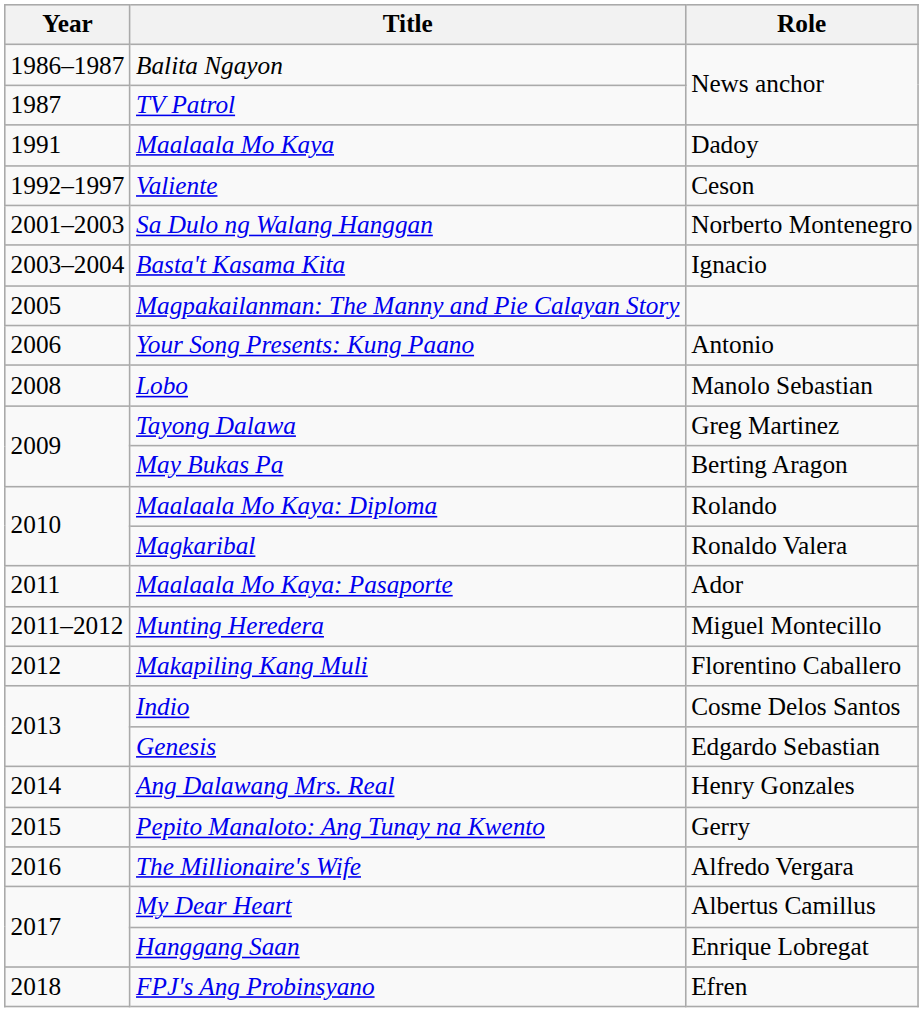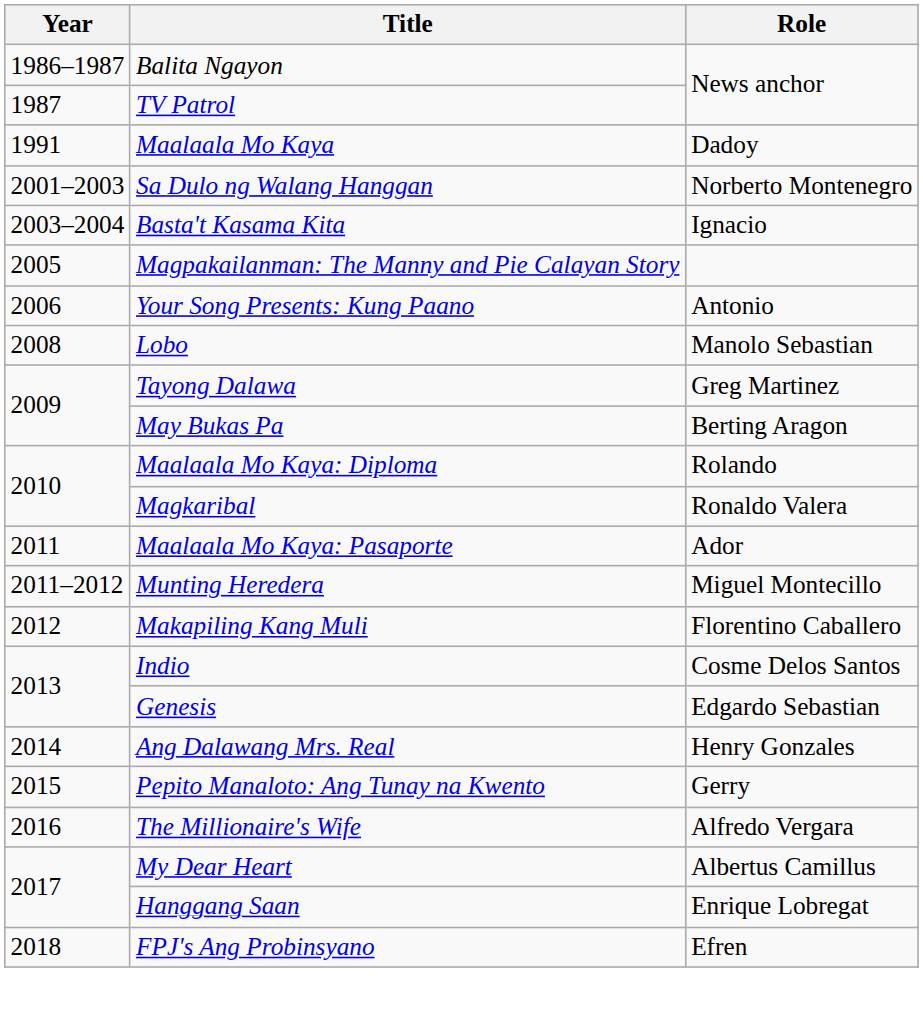- row: (177, 184)
